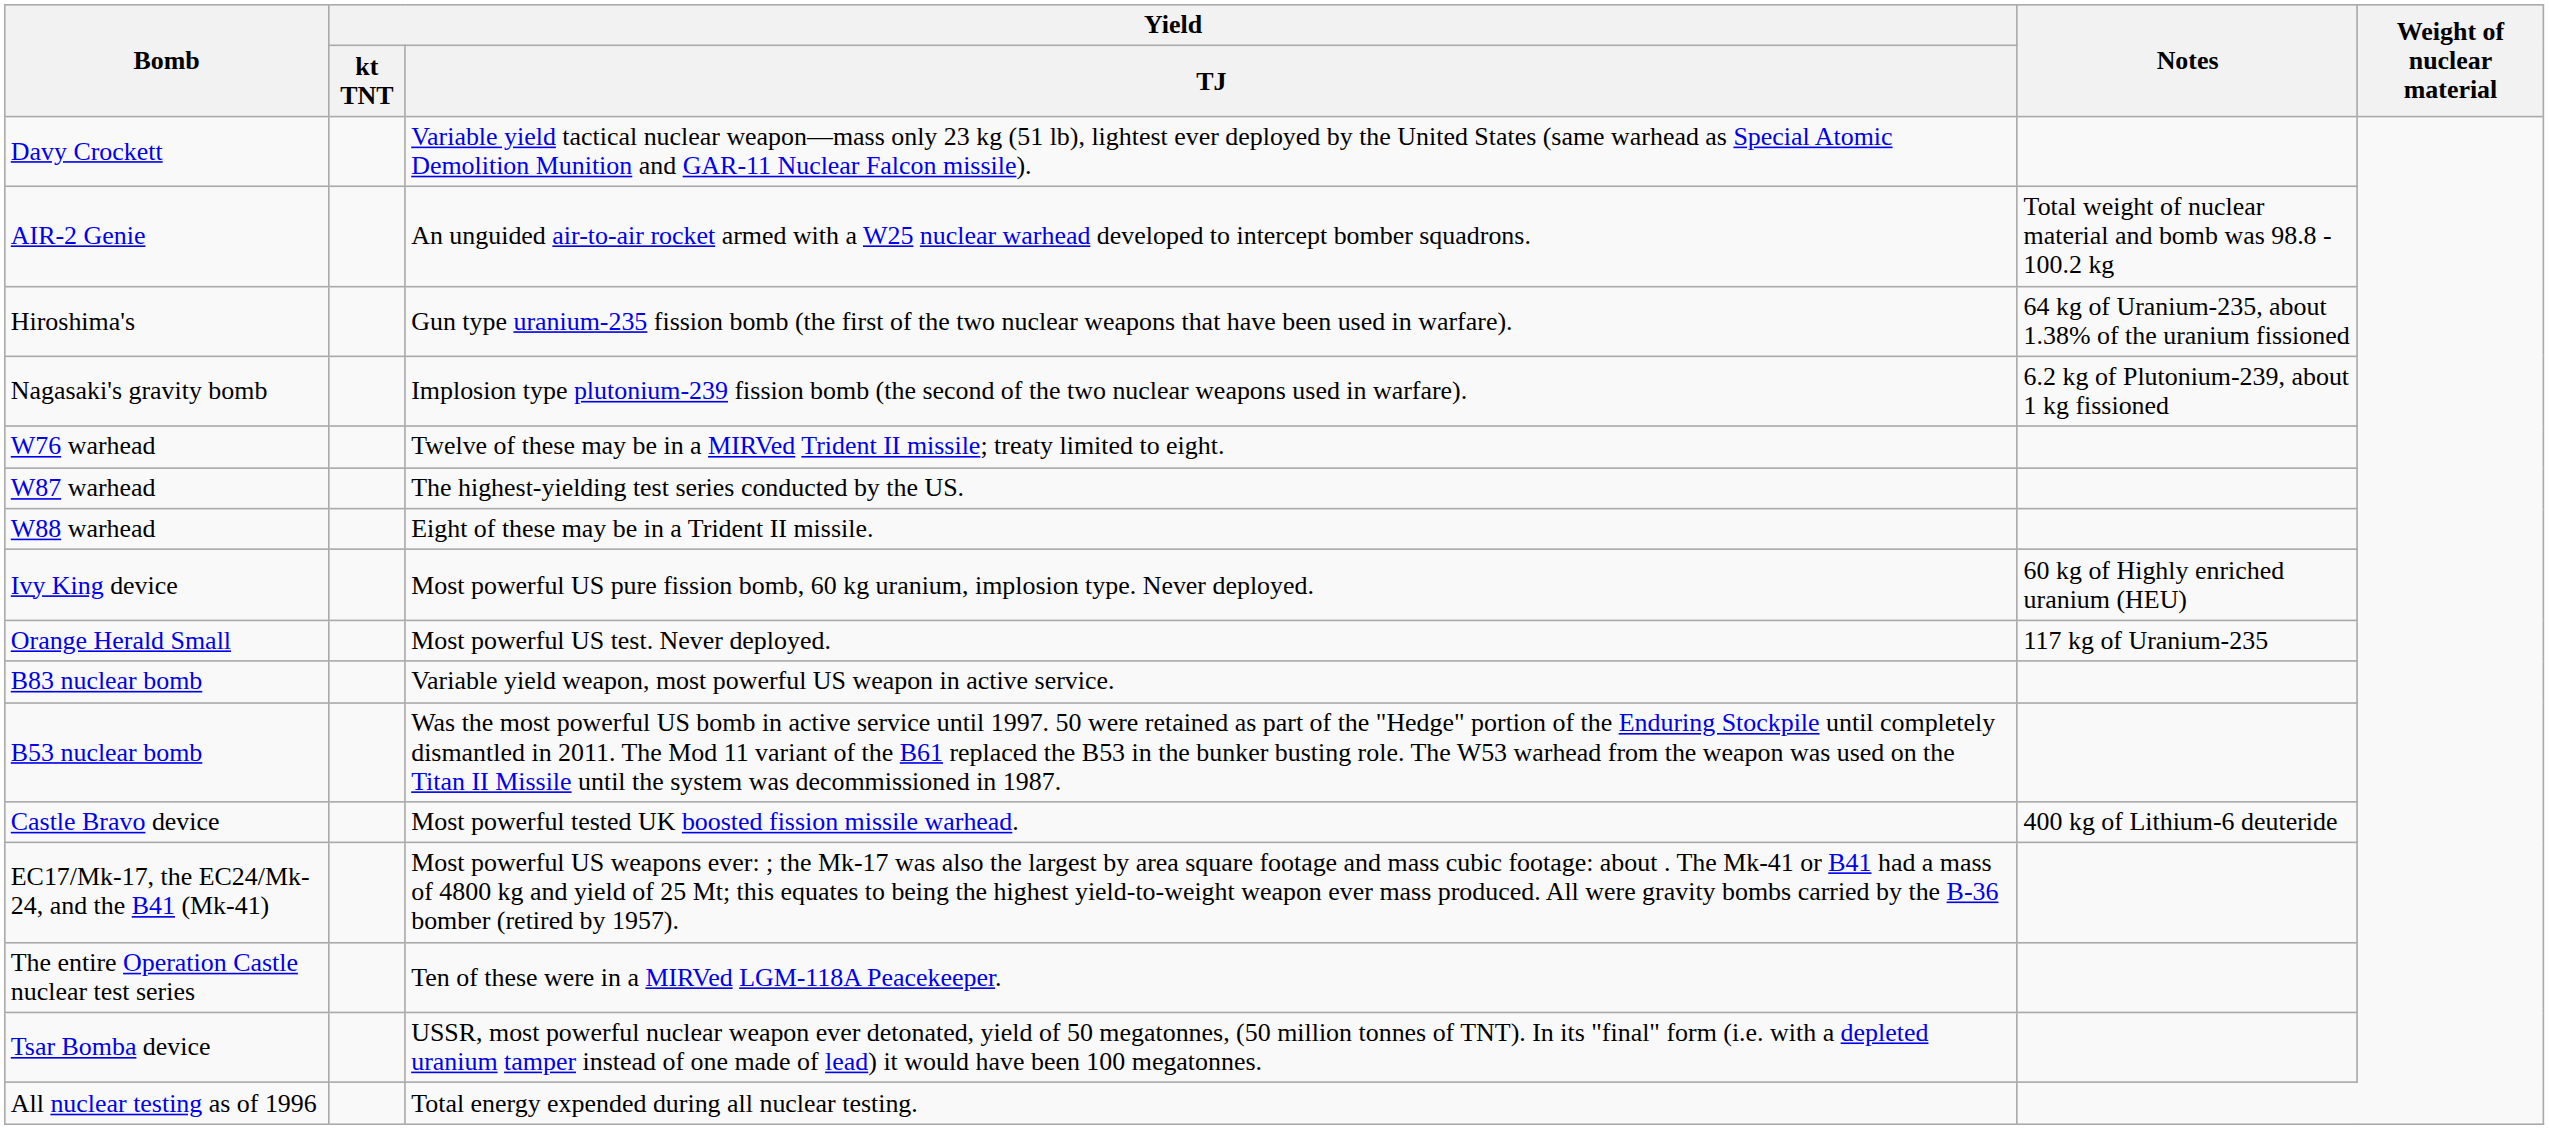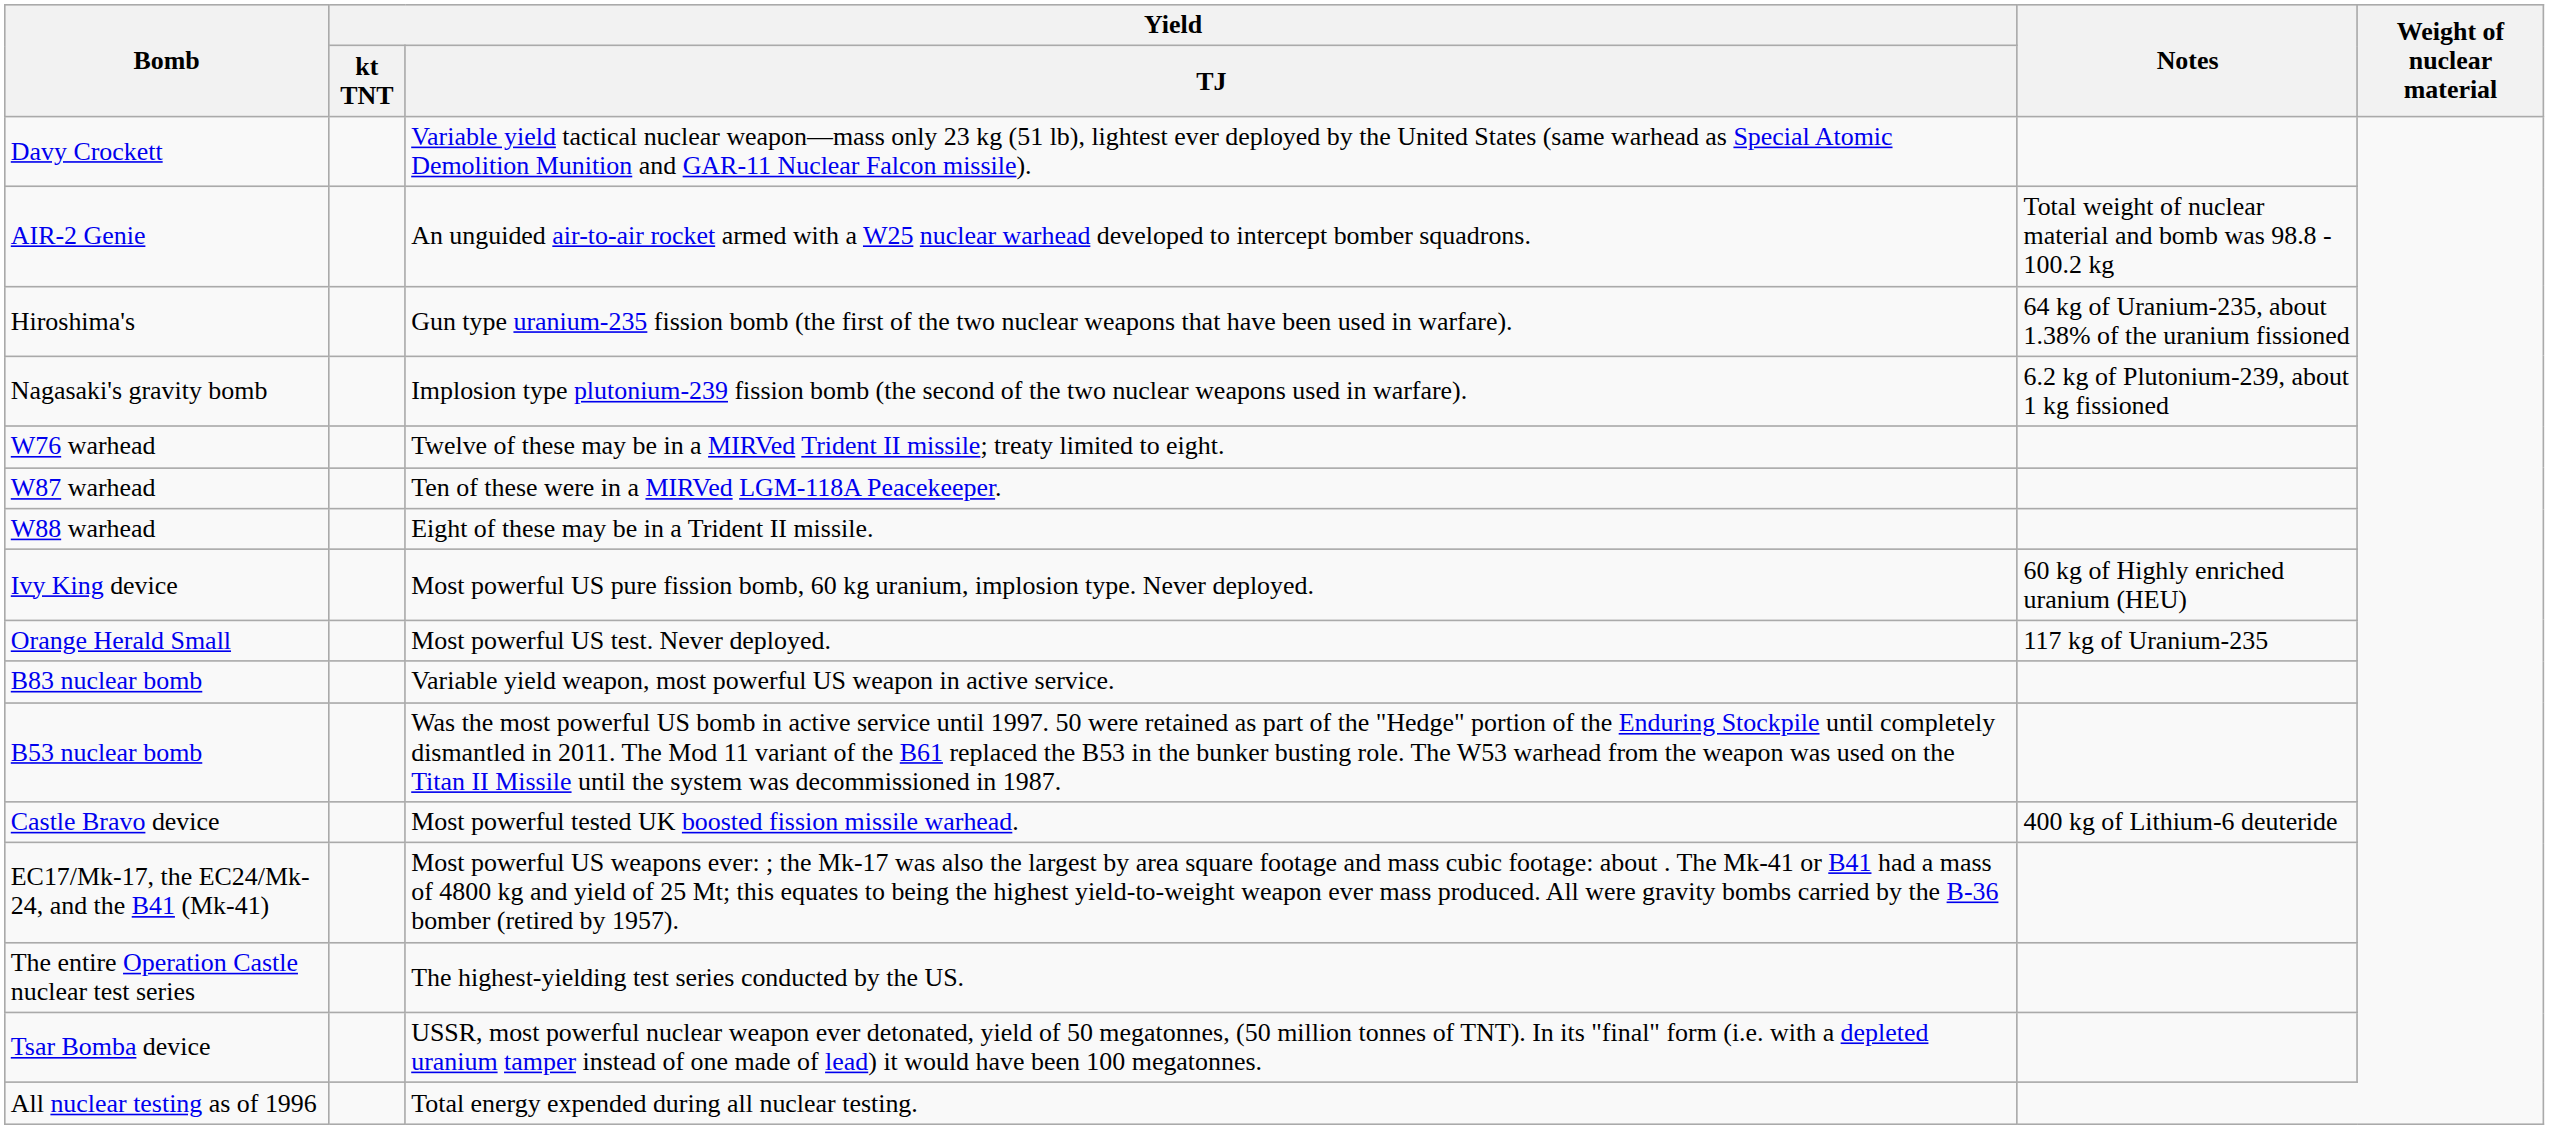(688, 487) The highest-yielding test series conducted by the US. -> (706, 487) Ten of these were in a MIRVed LGM-118A Peacekeeper.
(706, 977) Ten of these were in a MIRVed LGM-118A Peacekeeper. -> (688, 977) The highest-yielding test series conducted by the US.
